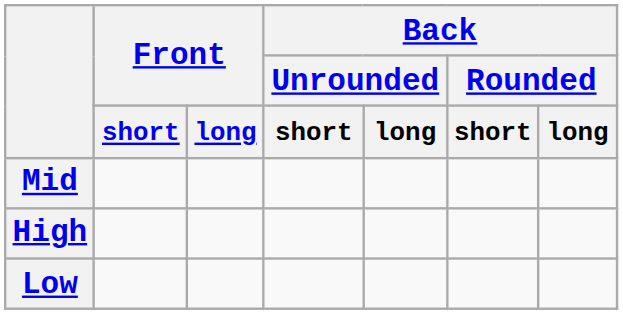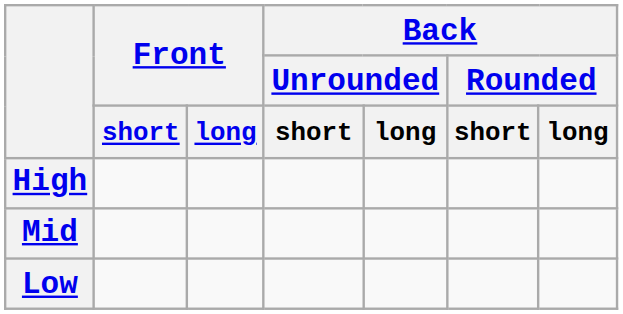rows swapped: (50, 233) <-> (50, 182)
